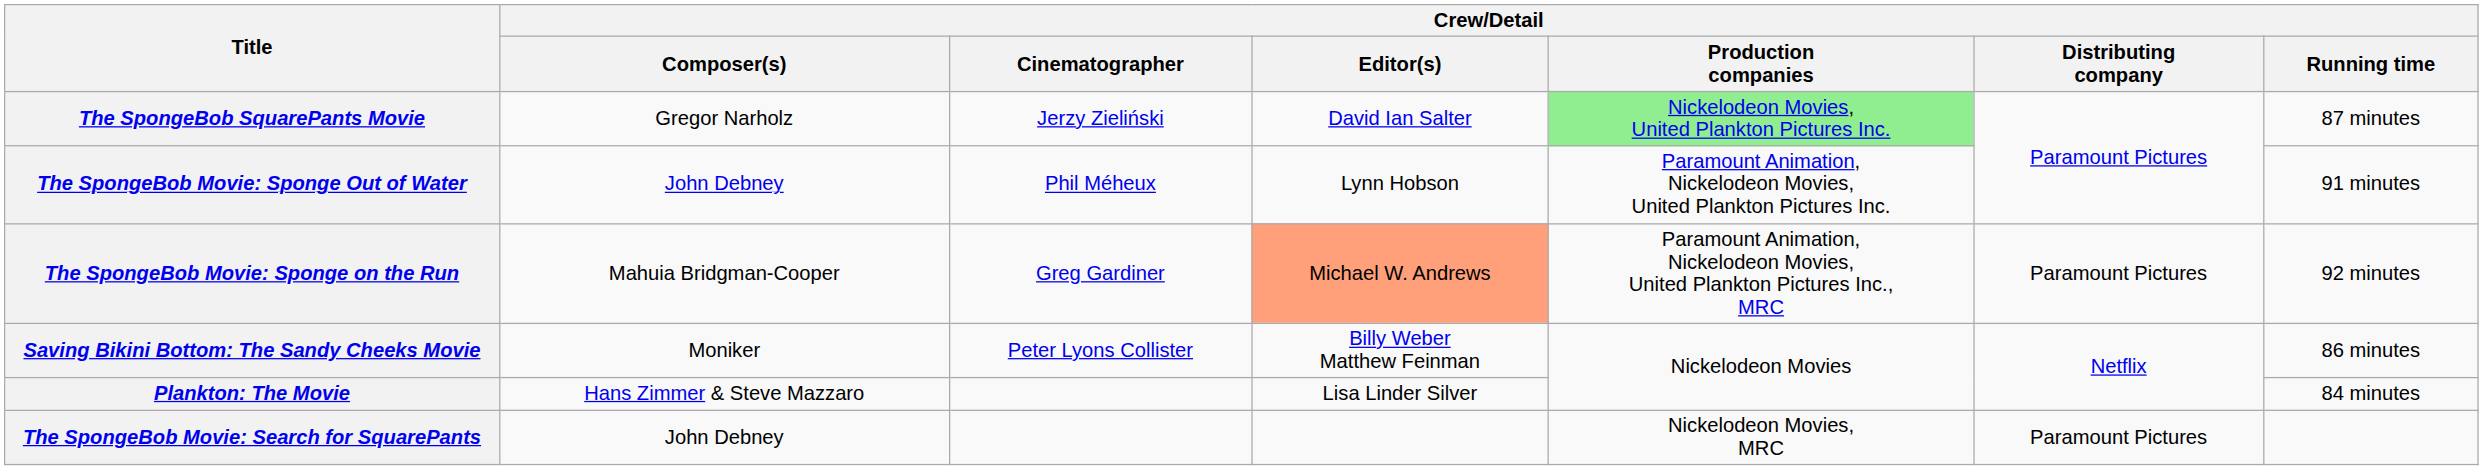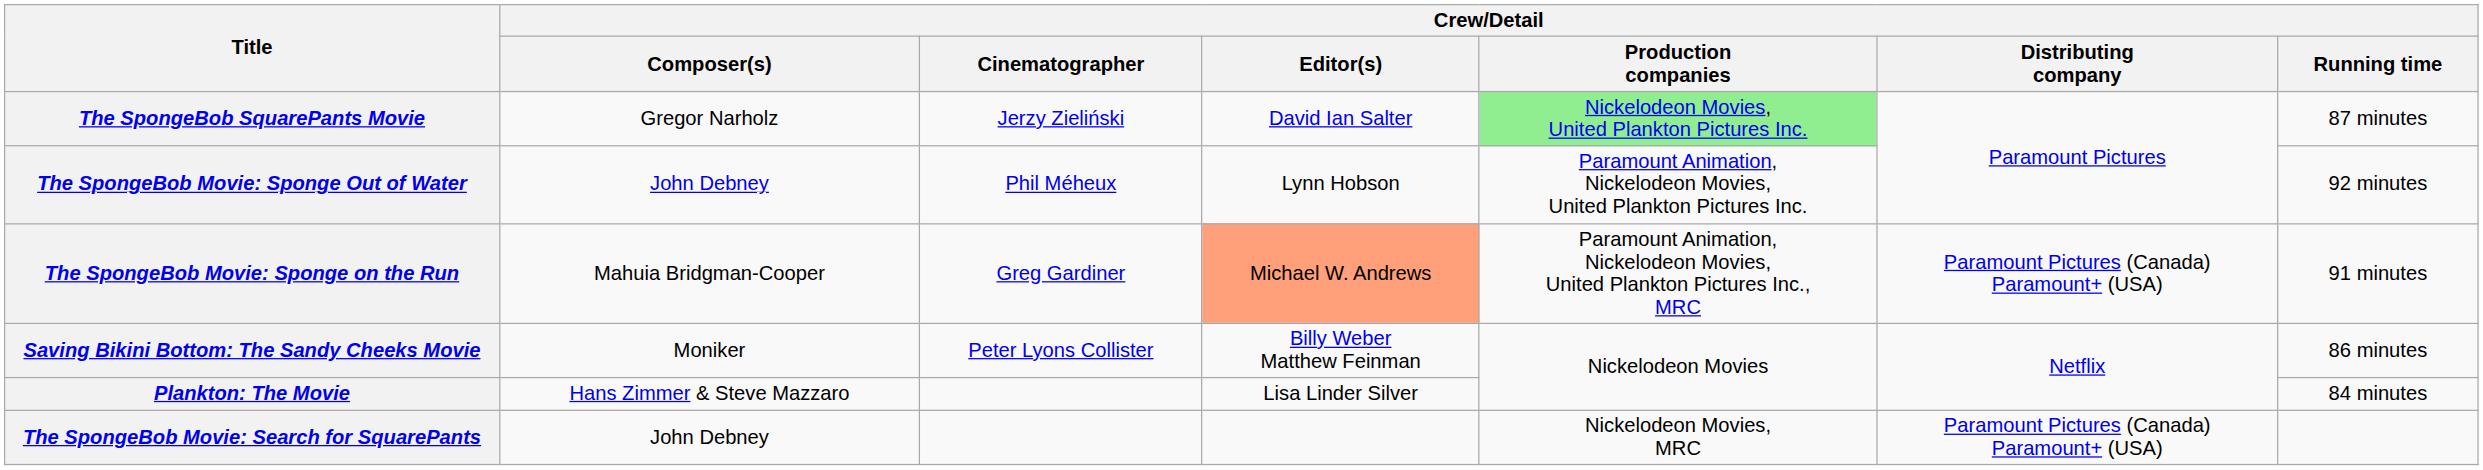(2371, 184) 91 minutes -> (2378, 184) 92 minutes
(2119, 273) Paramount Pictures -> (2077, 273) Paramount Pictures (Canada) Paramount+ (USA)
(2371, 273) 92 minutes -> (2378, 273) 91 minutes
(2119, 437) Paramount Pictures -> (2077, 437) Paramount Pictures (Canada) Paramount+ (USA)
